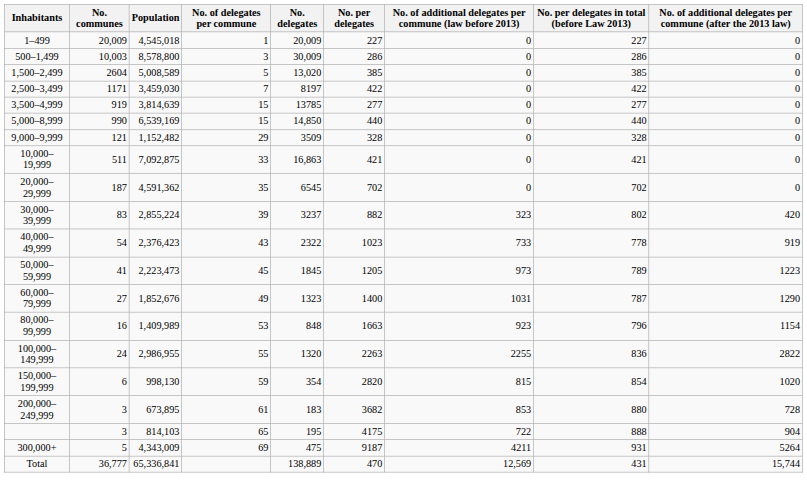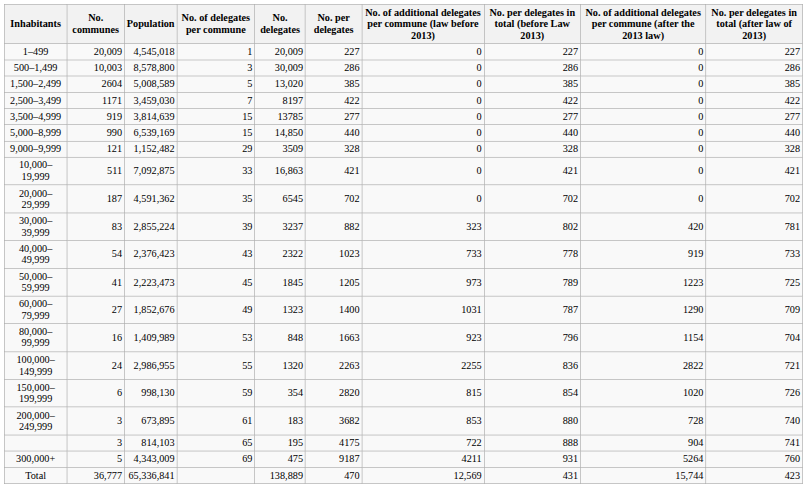+ column: (754, 24)
